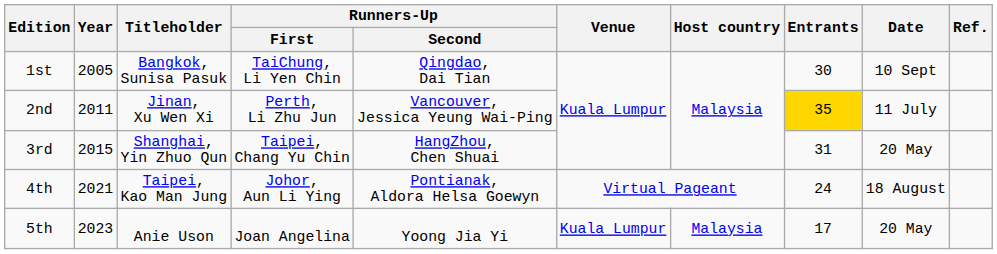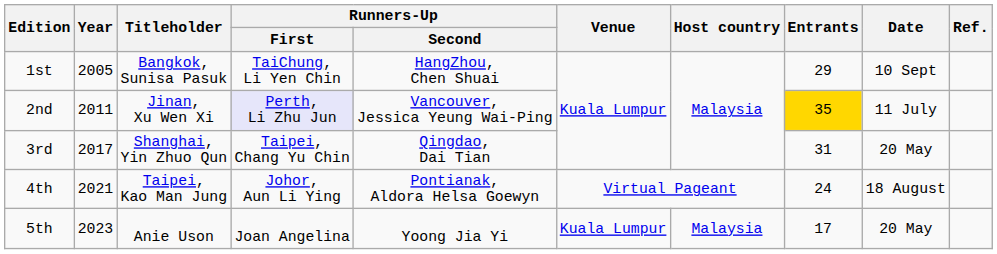(455, 71) Qingdao, Dai Tian -> (455, 71) HangZhou, Chen Shuai
(823, 71) 30 -> (823, 71) 29
(292, 110) no background -> (292, 110) lavender background
(95, 150) 2015 -> (95, 150) 2017
(455, 150) HangZhou, Chen Shuai -> (455, 150) Qingdao, Dai Tian
